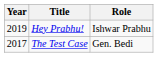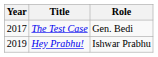rows swapped: (60, 44) <-> (58, 28)
